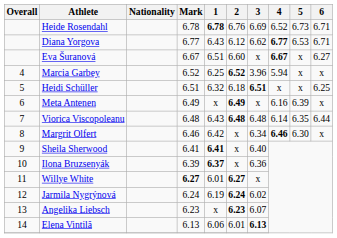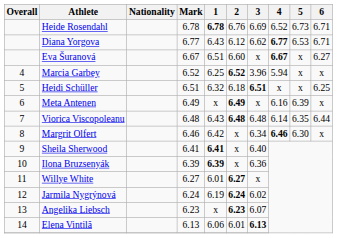(216, 164) 6.37 -> (216, 164) 6.39
(191, 179) bold -> (191, 179) normal
